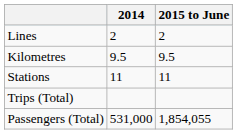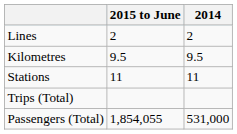columns swapped: (131, 14) <-> (194, 14)
